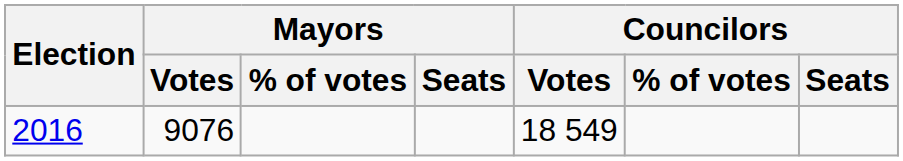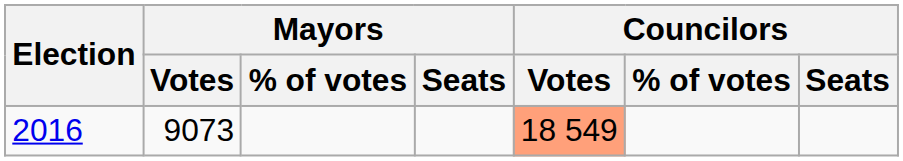(199, 130) 9076 -> (199, 130) 9073
(569, 130) no background -> (569, 130) lightsalmon background
